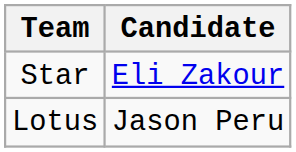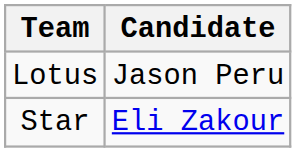rows swapped: (55, 75) <-> (55, 122)
